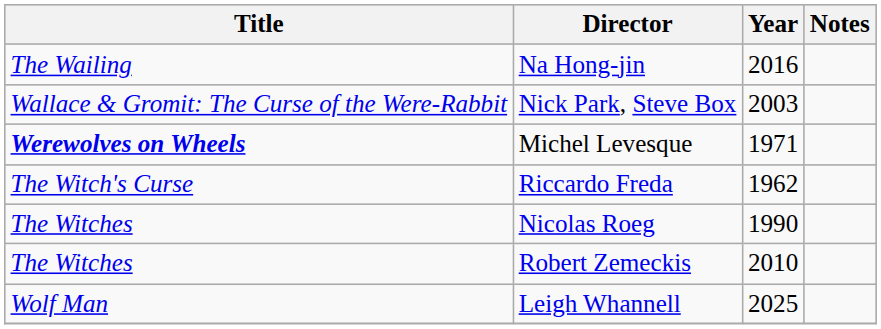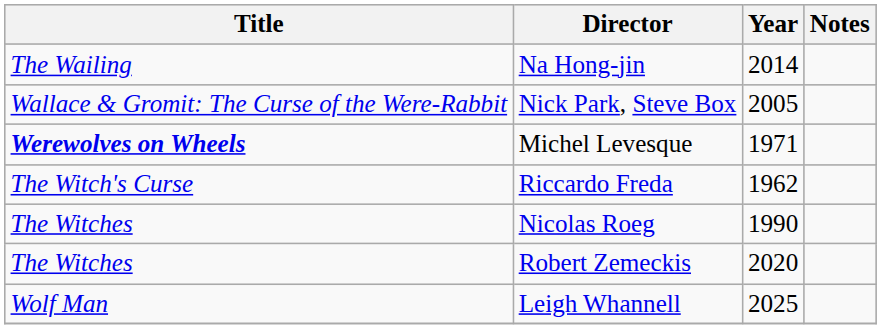(773, 64) 2016 -> (773, 64) 2014
(773, 104) 2003 -> (773, 104) 2005
(773, 263) 2010 -> (773, 263) 2020
